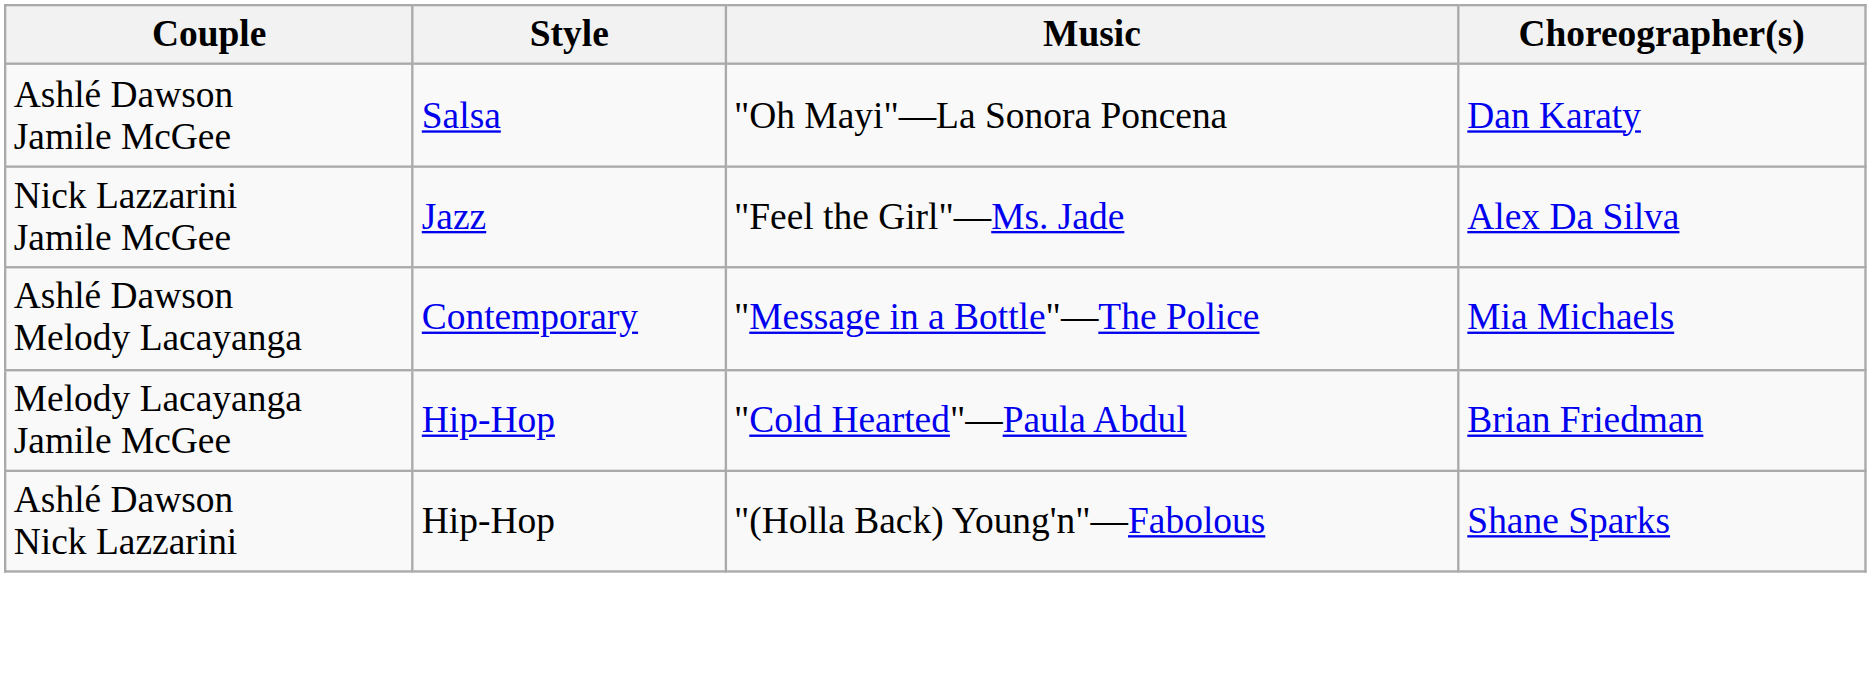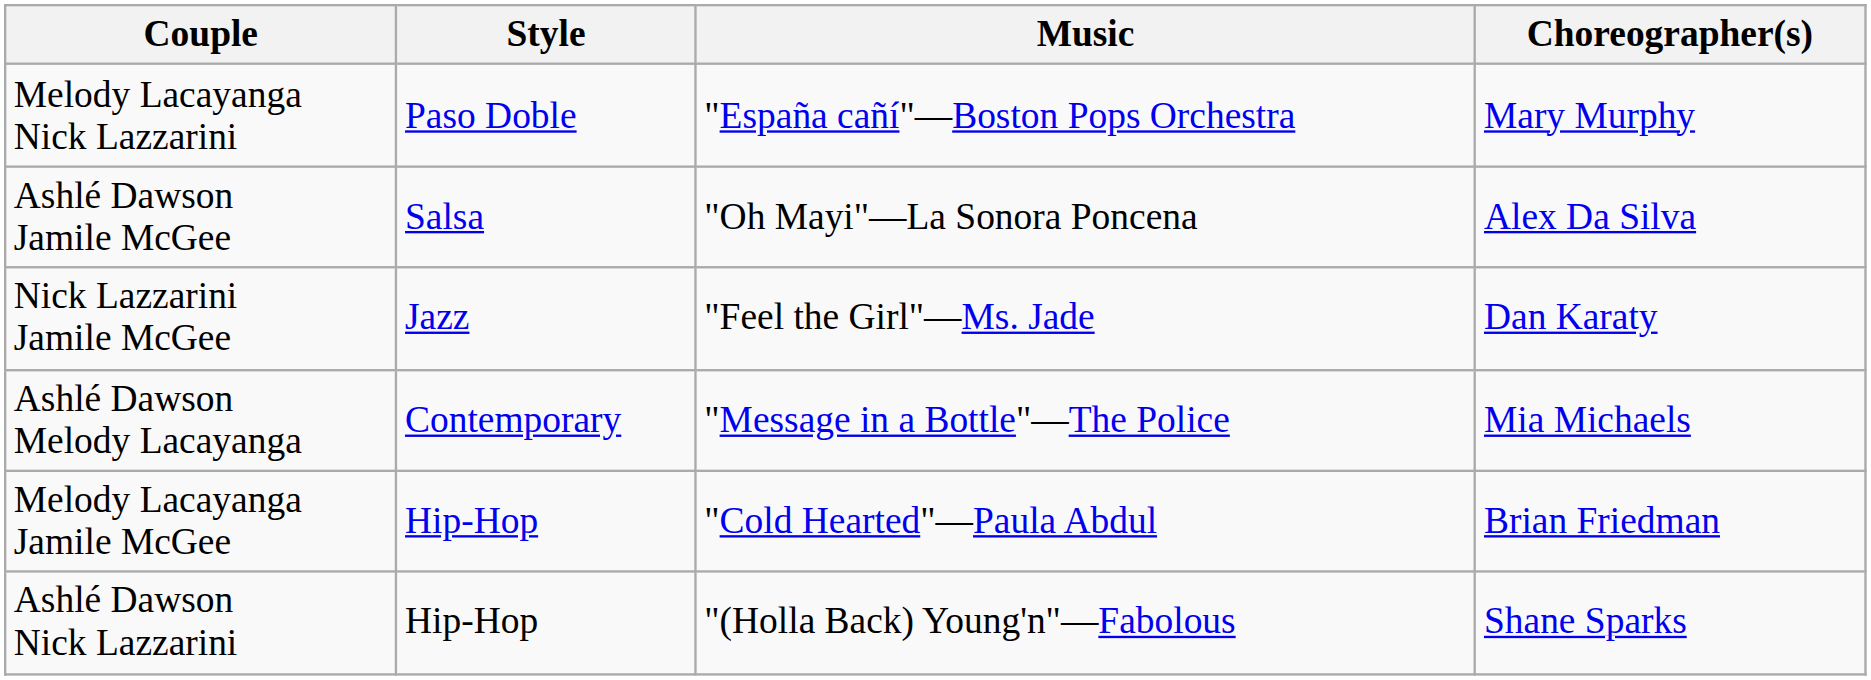+ row: (158, 114)
(1554, 114) Dan Karaty -> (1590, 216) Alex Da Silva
(1573, 216) Alex Da Silva -> (1571, 317) Dan Karaty
